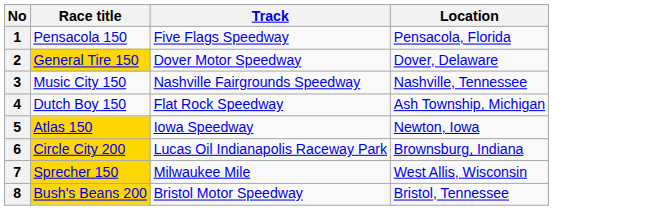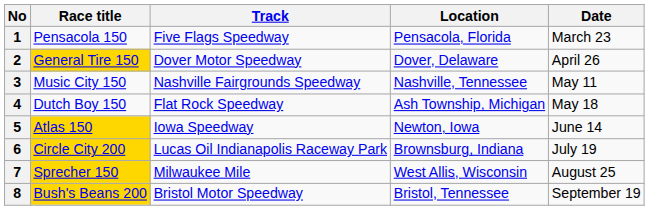+ column: (596, 15)
